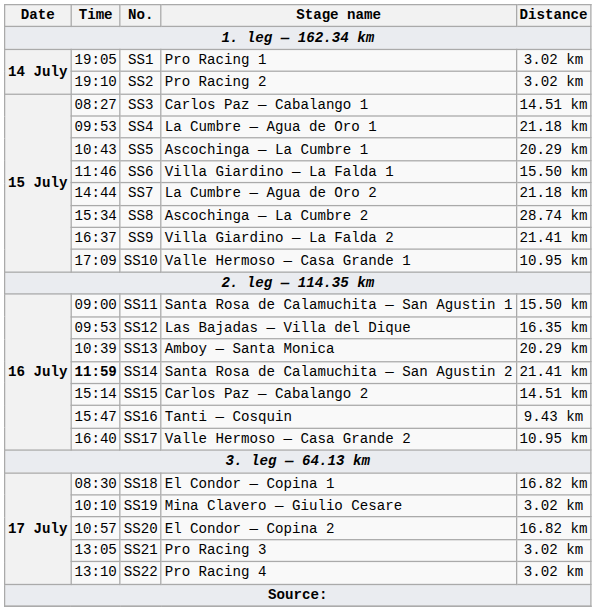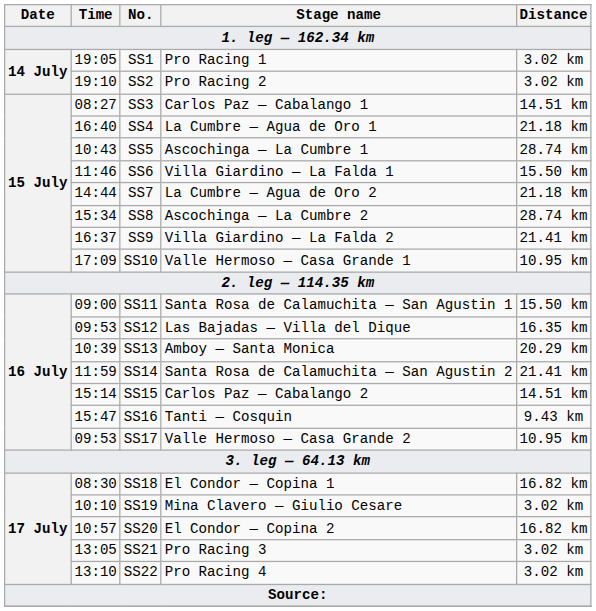(96, 127) 09:53 -> (96, 127) 16:40
(553, 150) 20.29 km -> (553, 150) 28.74 km
(96, 372) bold -> (96, 372) normal
(96, 439) 16:40 -> (96, 439) 09:53
